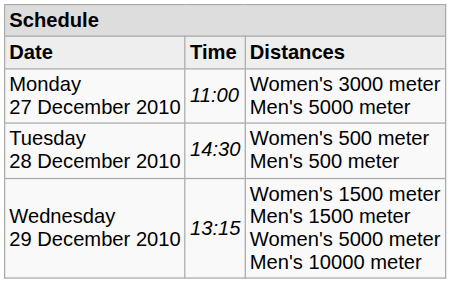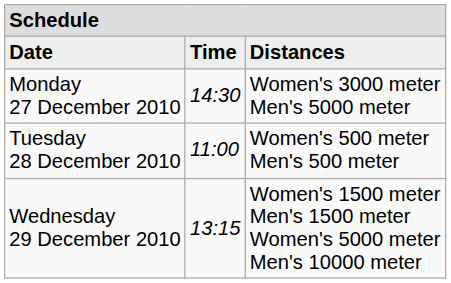(215, 95) 11:00 -> (215, 95) 14:30
(215, 150) 14:30 -> (215, 150) 11:00
